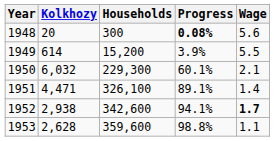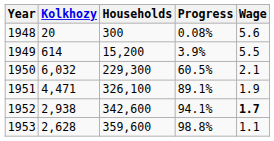(195, 33) bold -> (195, 33) normal
(195, 70) 60.1% -> (195, 70) 60.5%
(249, 89) 1.4 -> (249, 89) 1.9
